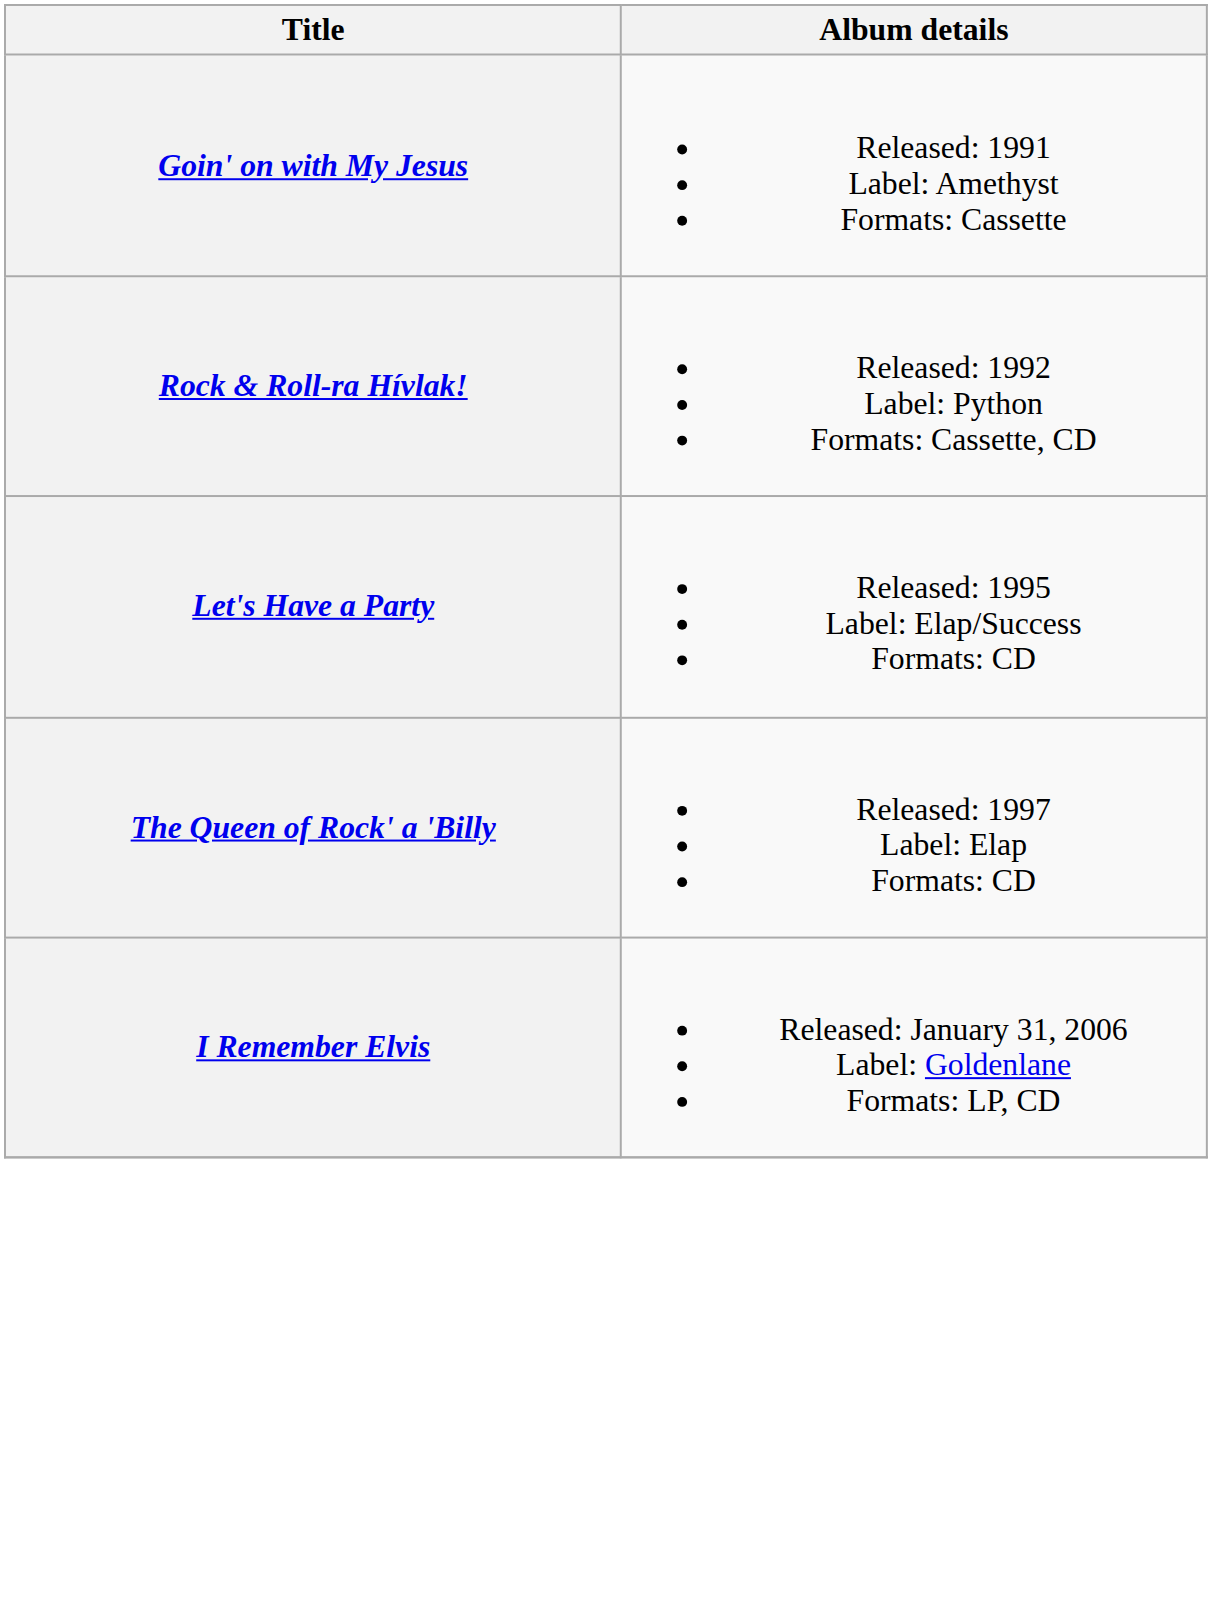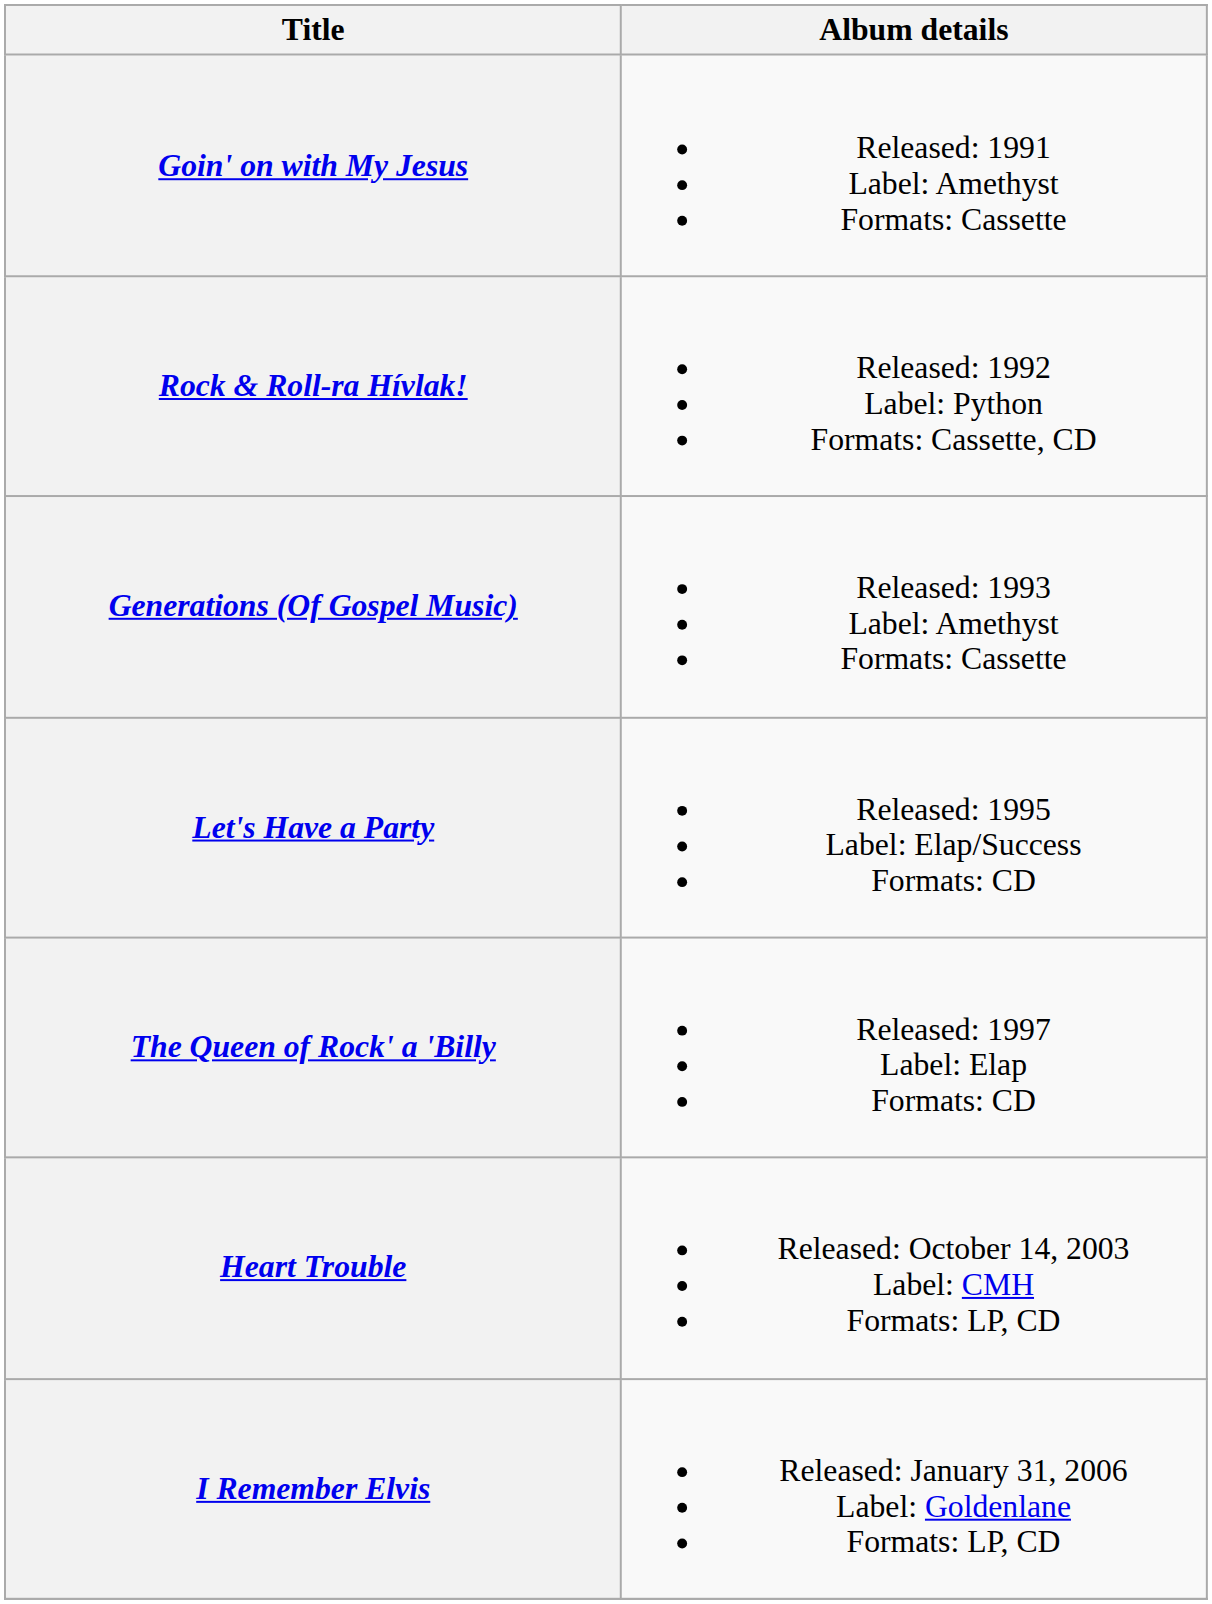+ row: (313, 606)
+ row: (313, 1267)
